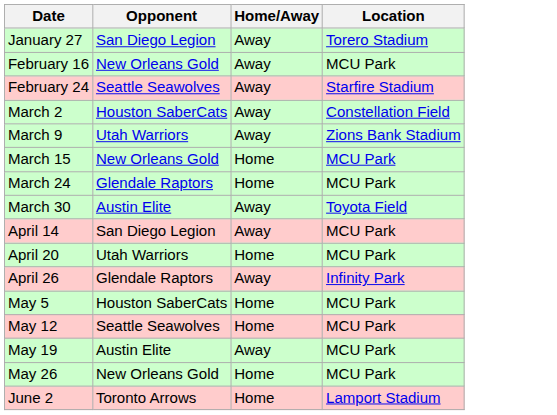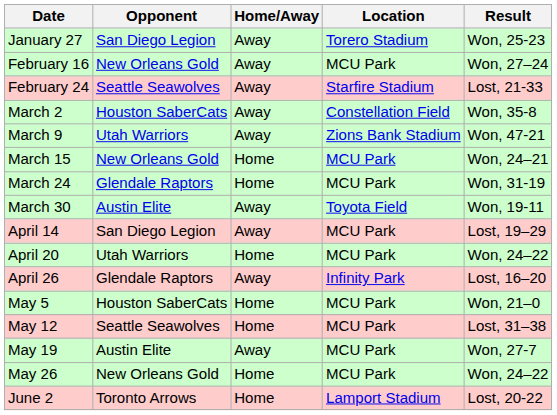+ column: (508, 16)
